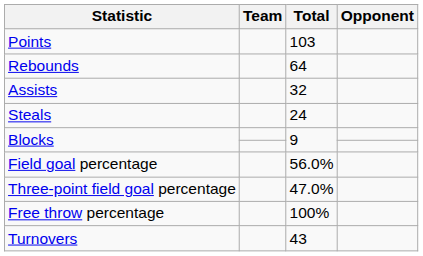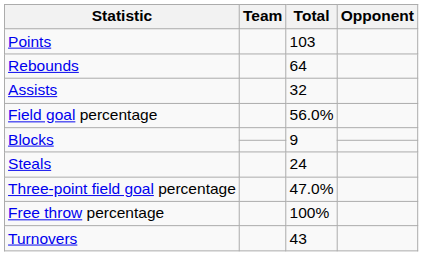rows swapped: (30, 115) <-> (83, 164)
